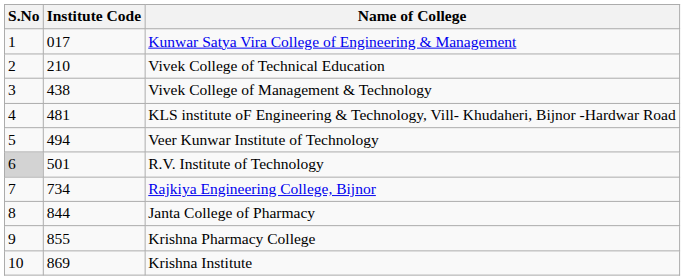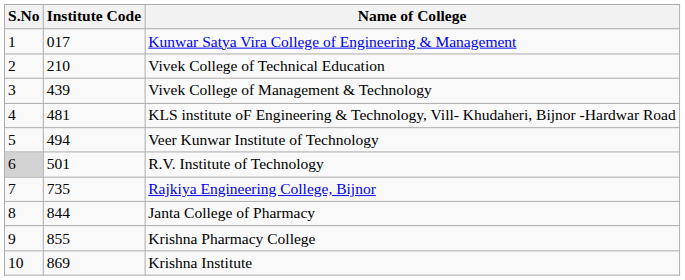(58, 90) 438 -> (58, 90) 439
(58, 189) 734 -> (58, 189) 735
